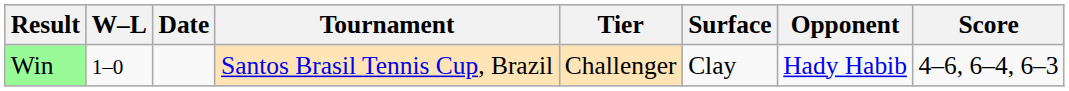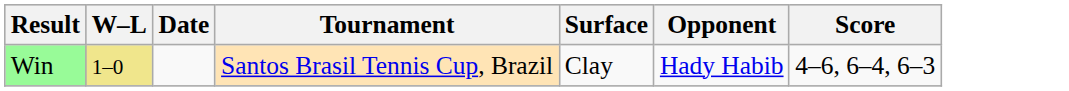- column: (621, 24)
(108, 66) no background -> (108, 66) khaki background
